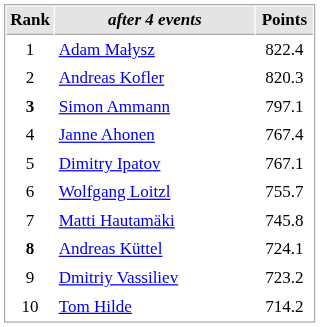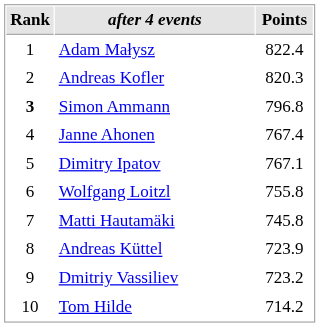(284, 106) 797.1 -> (284, 106) 796.8
(284, 192) 755.7 -> (284, 192) 755.8
(30, 249) bold -> (30, 249) normal
(284, 249) 724.1 -> (284, 249) 723.9
